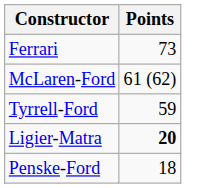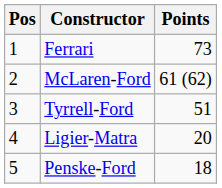+ column: (22, 19)
(167, 109) 59 -> (203, 109) 51
(167, 138) bold -> (203, 138) normal
